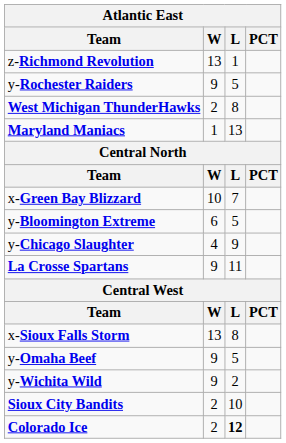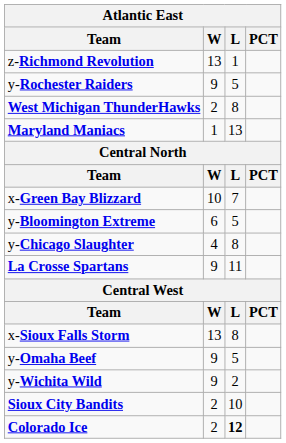(235, 244) 9 -> (235, 244) 8
